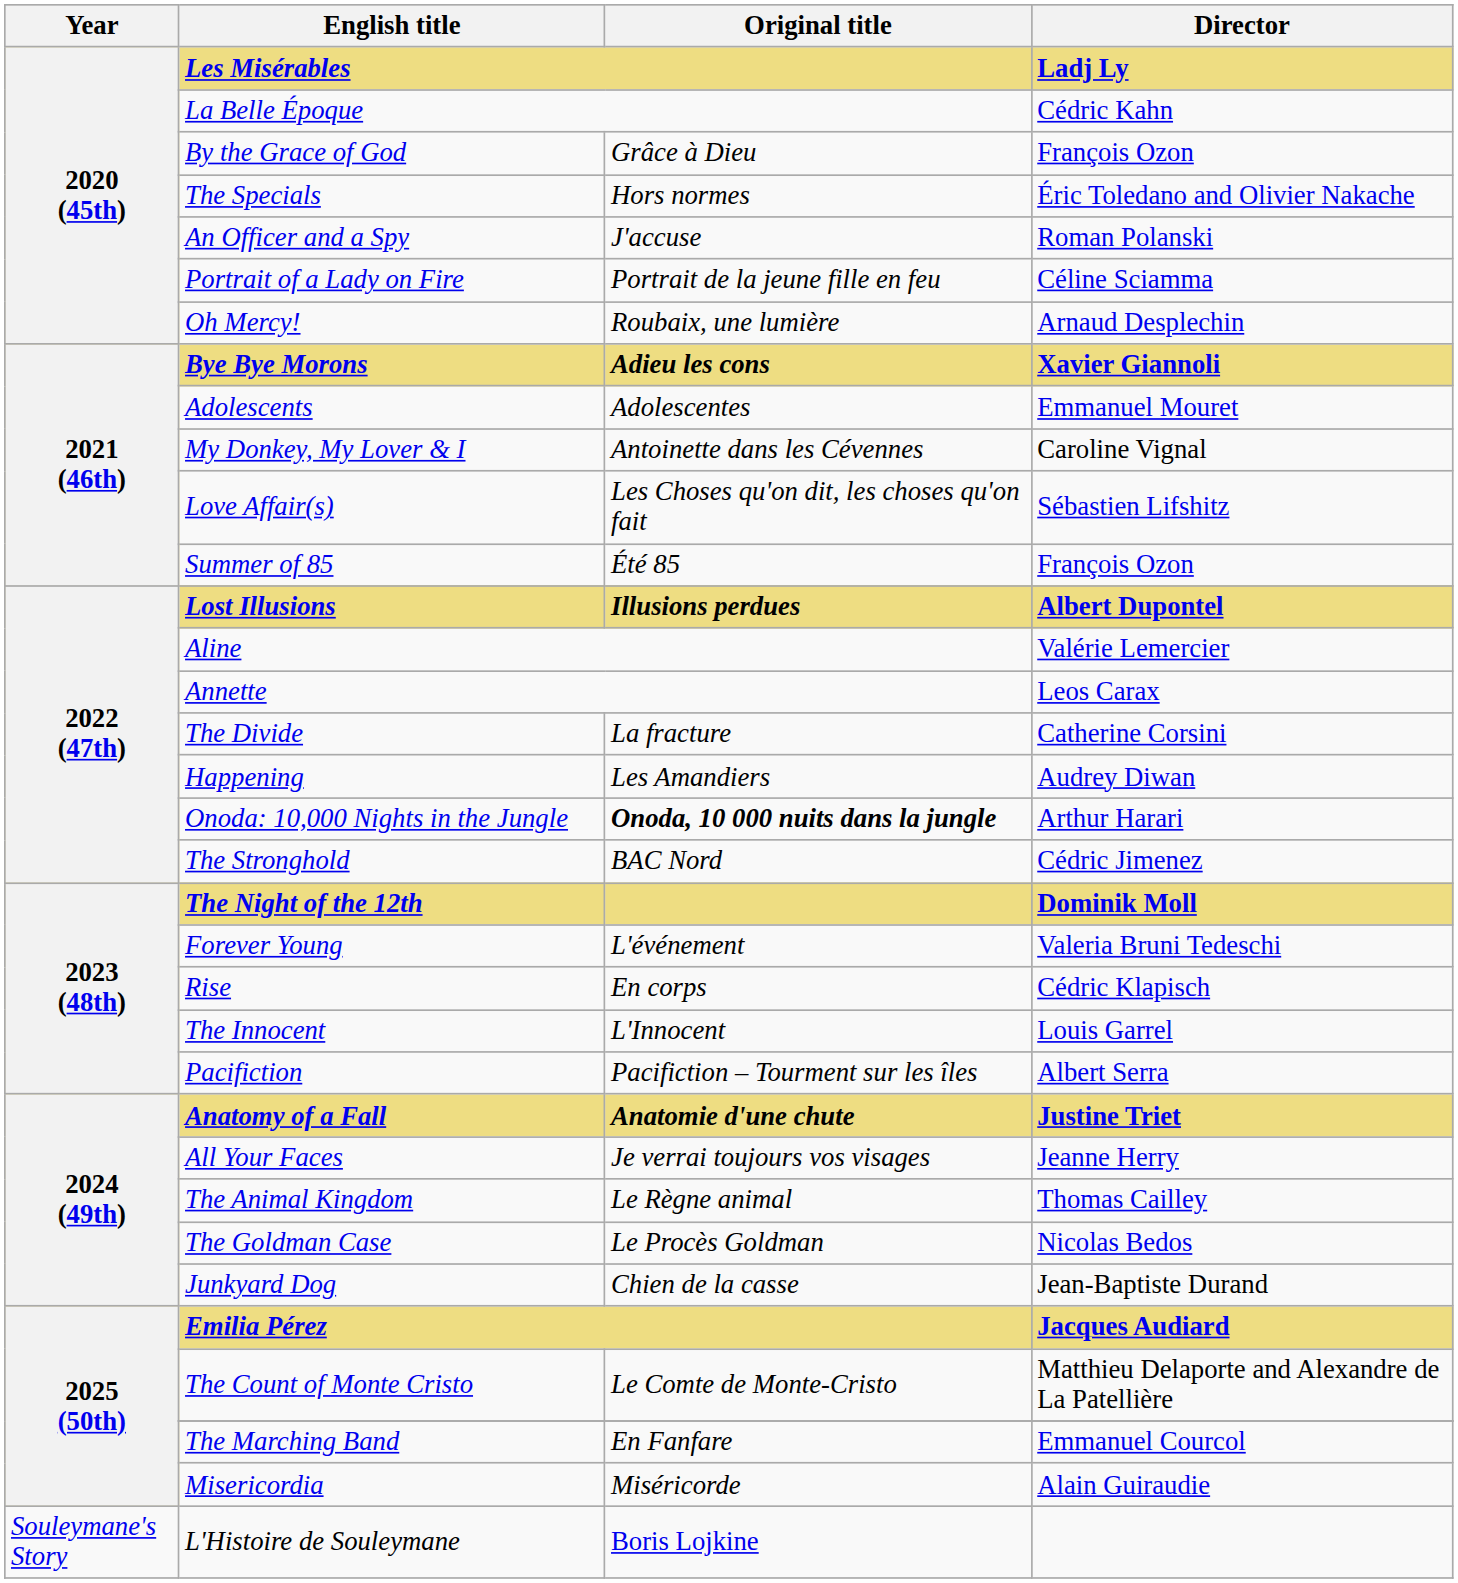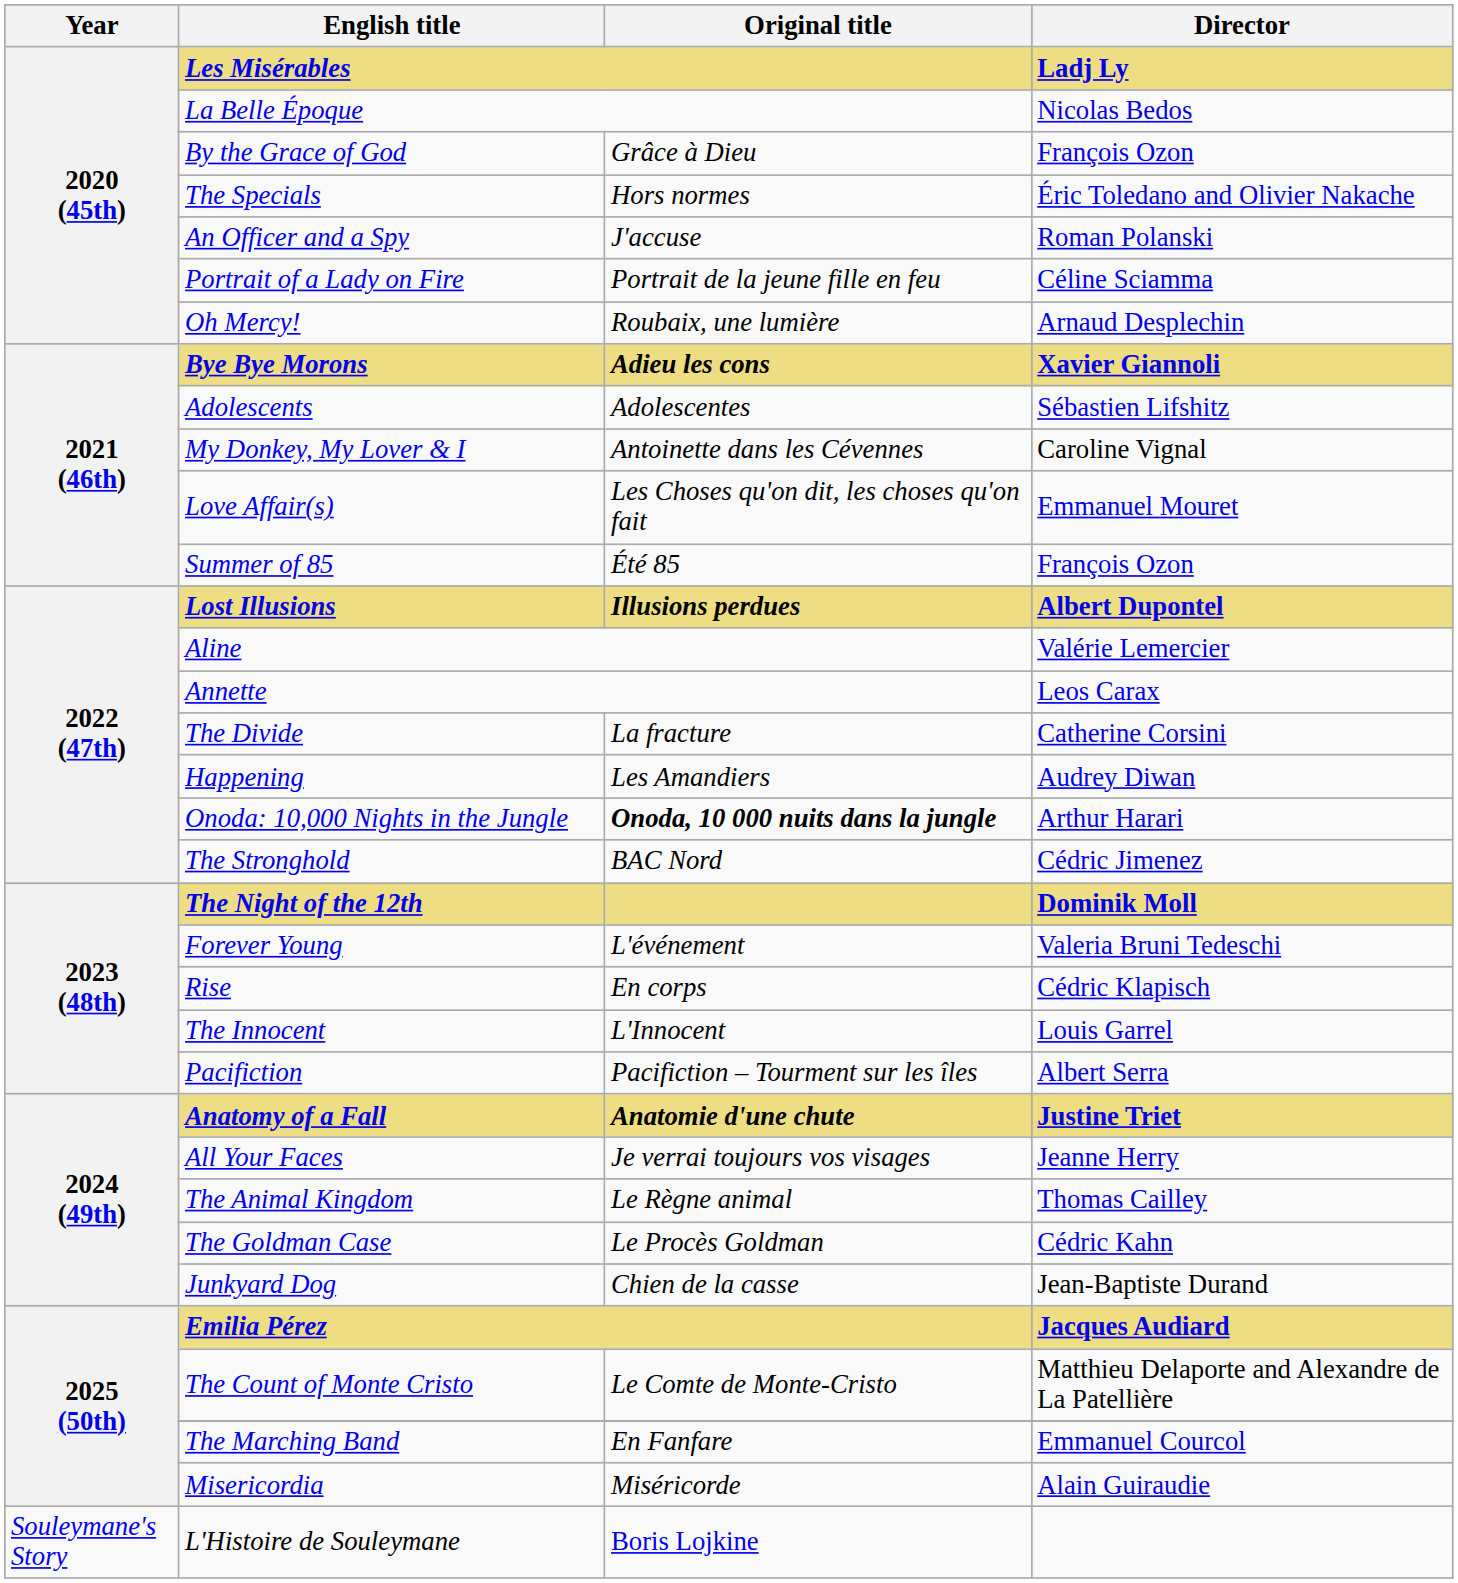(1105, 110) Cédric Kahn -> (1115, 110) Nicolas Bedos
(1138, 407) Emmanuel Mouret -> (1133, 407) Sébastien Lifshitz
(1133, 506) Sébastien Lifshitz -> (1138, 506) Emmanuel Mouret
(1115, 1242) Nicolas Bedos -> (1105, 1242) Cédric Kahn
